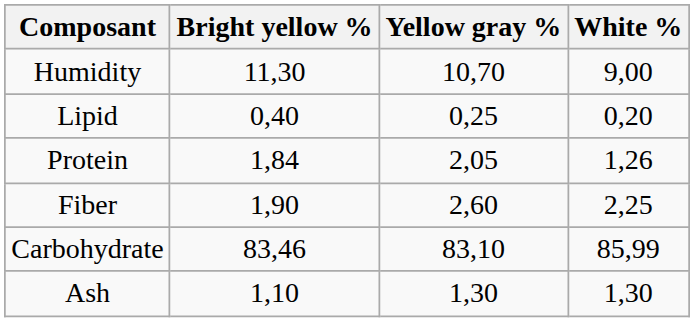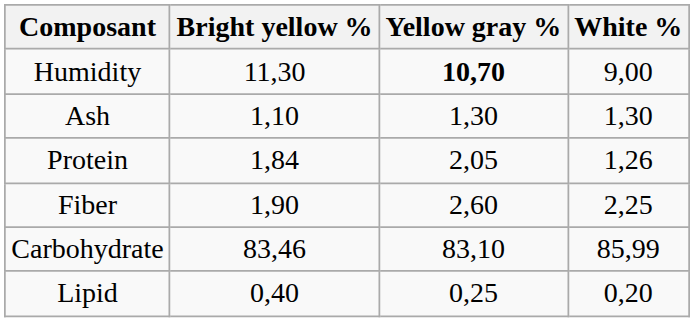(473, 71) normal -> (473, 71) bold
rows swapped: (88, 115) <-> (88, 293)
